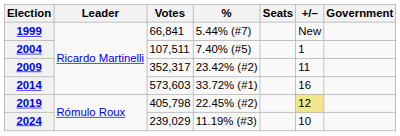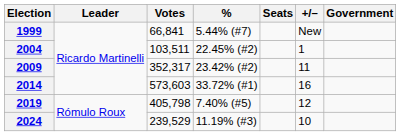(169, 49) 107,511 -> (169, 49) 103,511
(223, 49) 7.40% (#5) -> (227, 49) 22.45% (#2)
(227, 103) 22.45% (#2) -> (223, 103) 7.40% (#5)
(305, 103) khaki background -> (305, 103) no background
(170, 121) 239,029 -> (170, 121) 239,529
